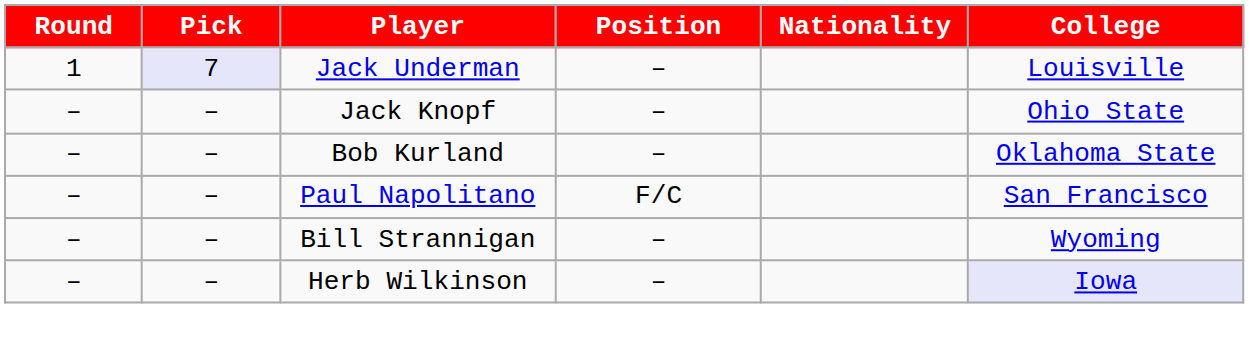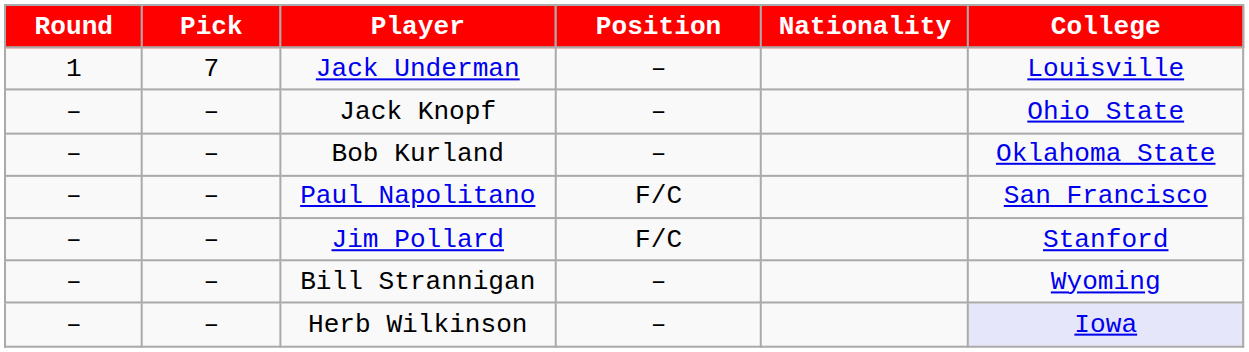(211, 69) lavender background -> (211, 69) no background
+ row: (418, 239)
